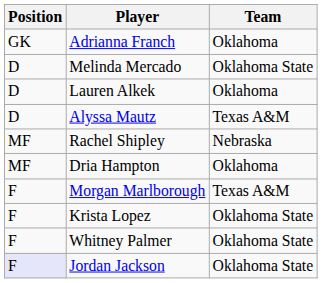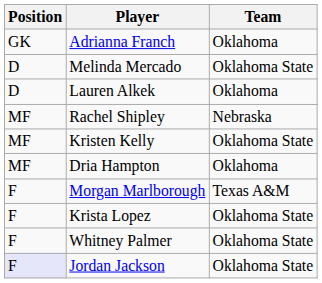- row: (113, 116)
+ row: (112, 141)
